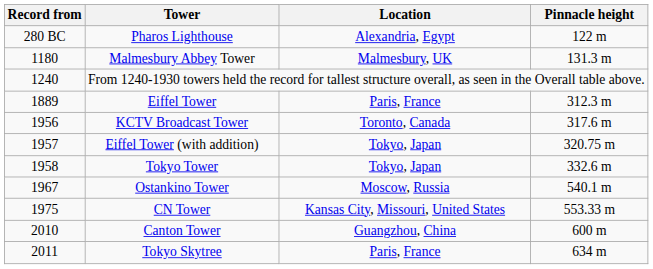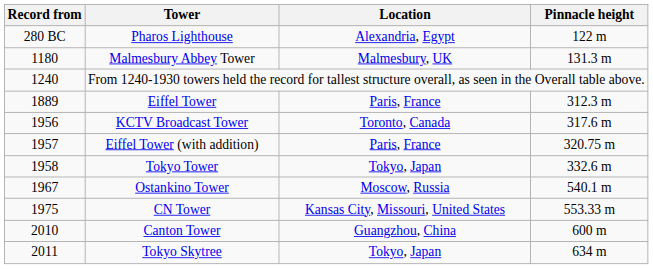(405, 144) Tokyo, Japan -> (405, 144) Paris, France
(405, 252) Paris, France -> (405, 252) Tokyo, Japan
